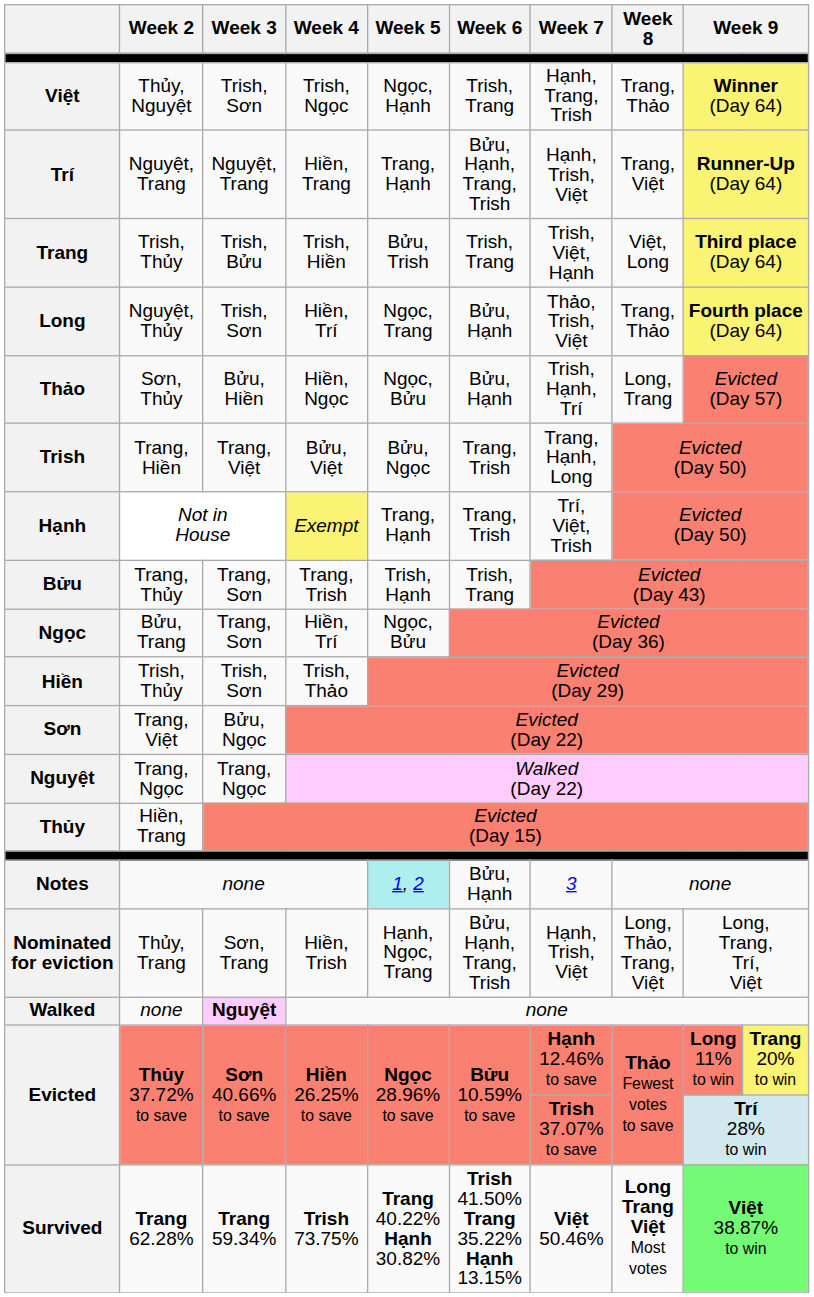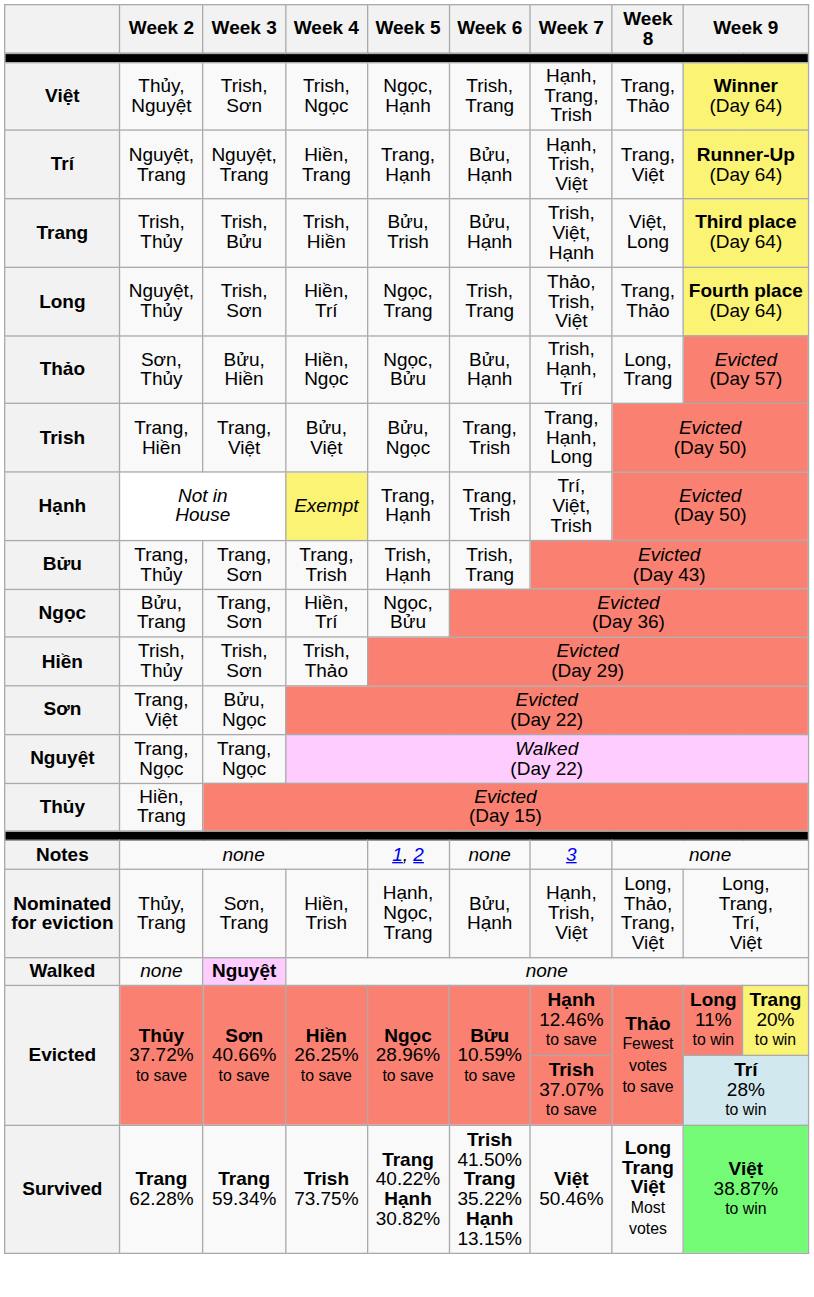(490, 174) Bửu, Hạnh, Trang, Trish -> (490, 164) Bửu, Hạnh
(490, 252) Trish, Trang -> (490, 233) Bửu, Hạnh
(490, 321) Bửu, Hạnh -> (490, 301) Trish, Trang
(408, 884) paleturquoise background -> (408, 854) no background
(490, 884) Bửu, Hạnh -> (490, 854) none
(490, 952) Bửu, Hạnh, Trang, Trish -> (490, 913) Bửu, Hạnh
